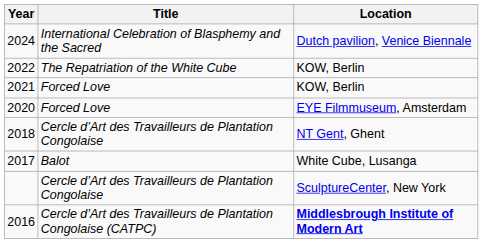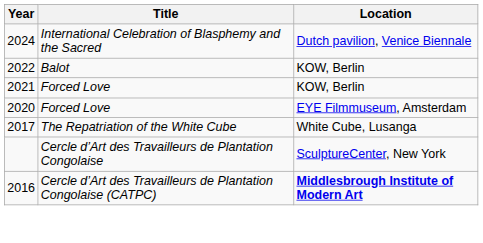(139, 68) The Repatriation of the White Cube -> (55, 68) Balot
- row: (21, 134)
(55, 161) Balot -> (139, 127) The Repatriation of the White Cube
